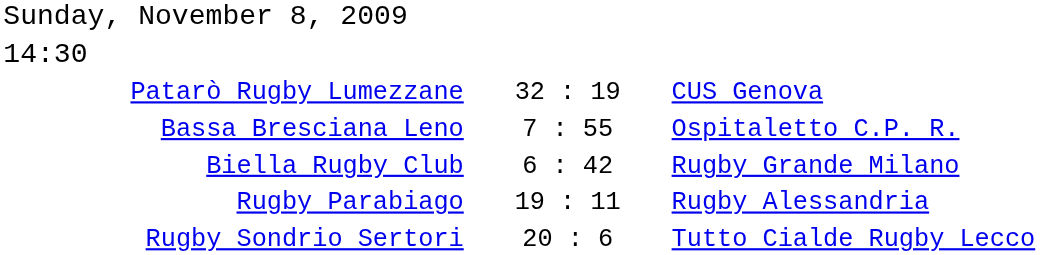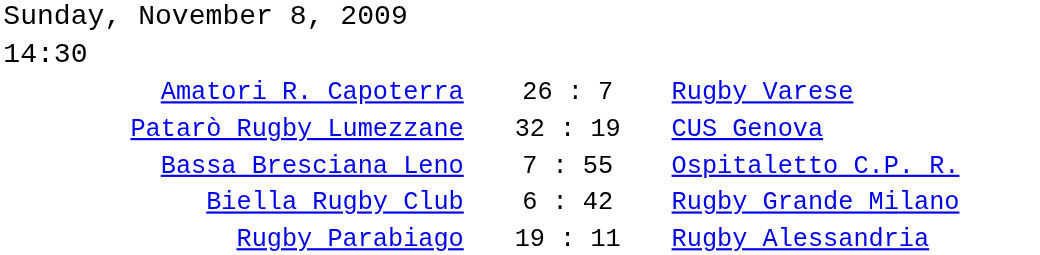+ row: (312, 93)
- row: (305, 240)
